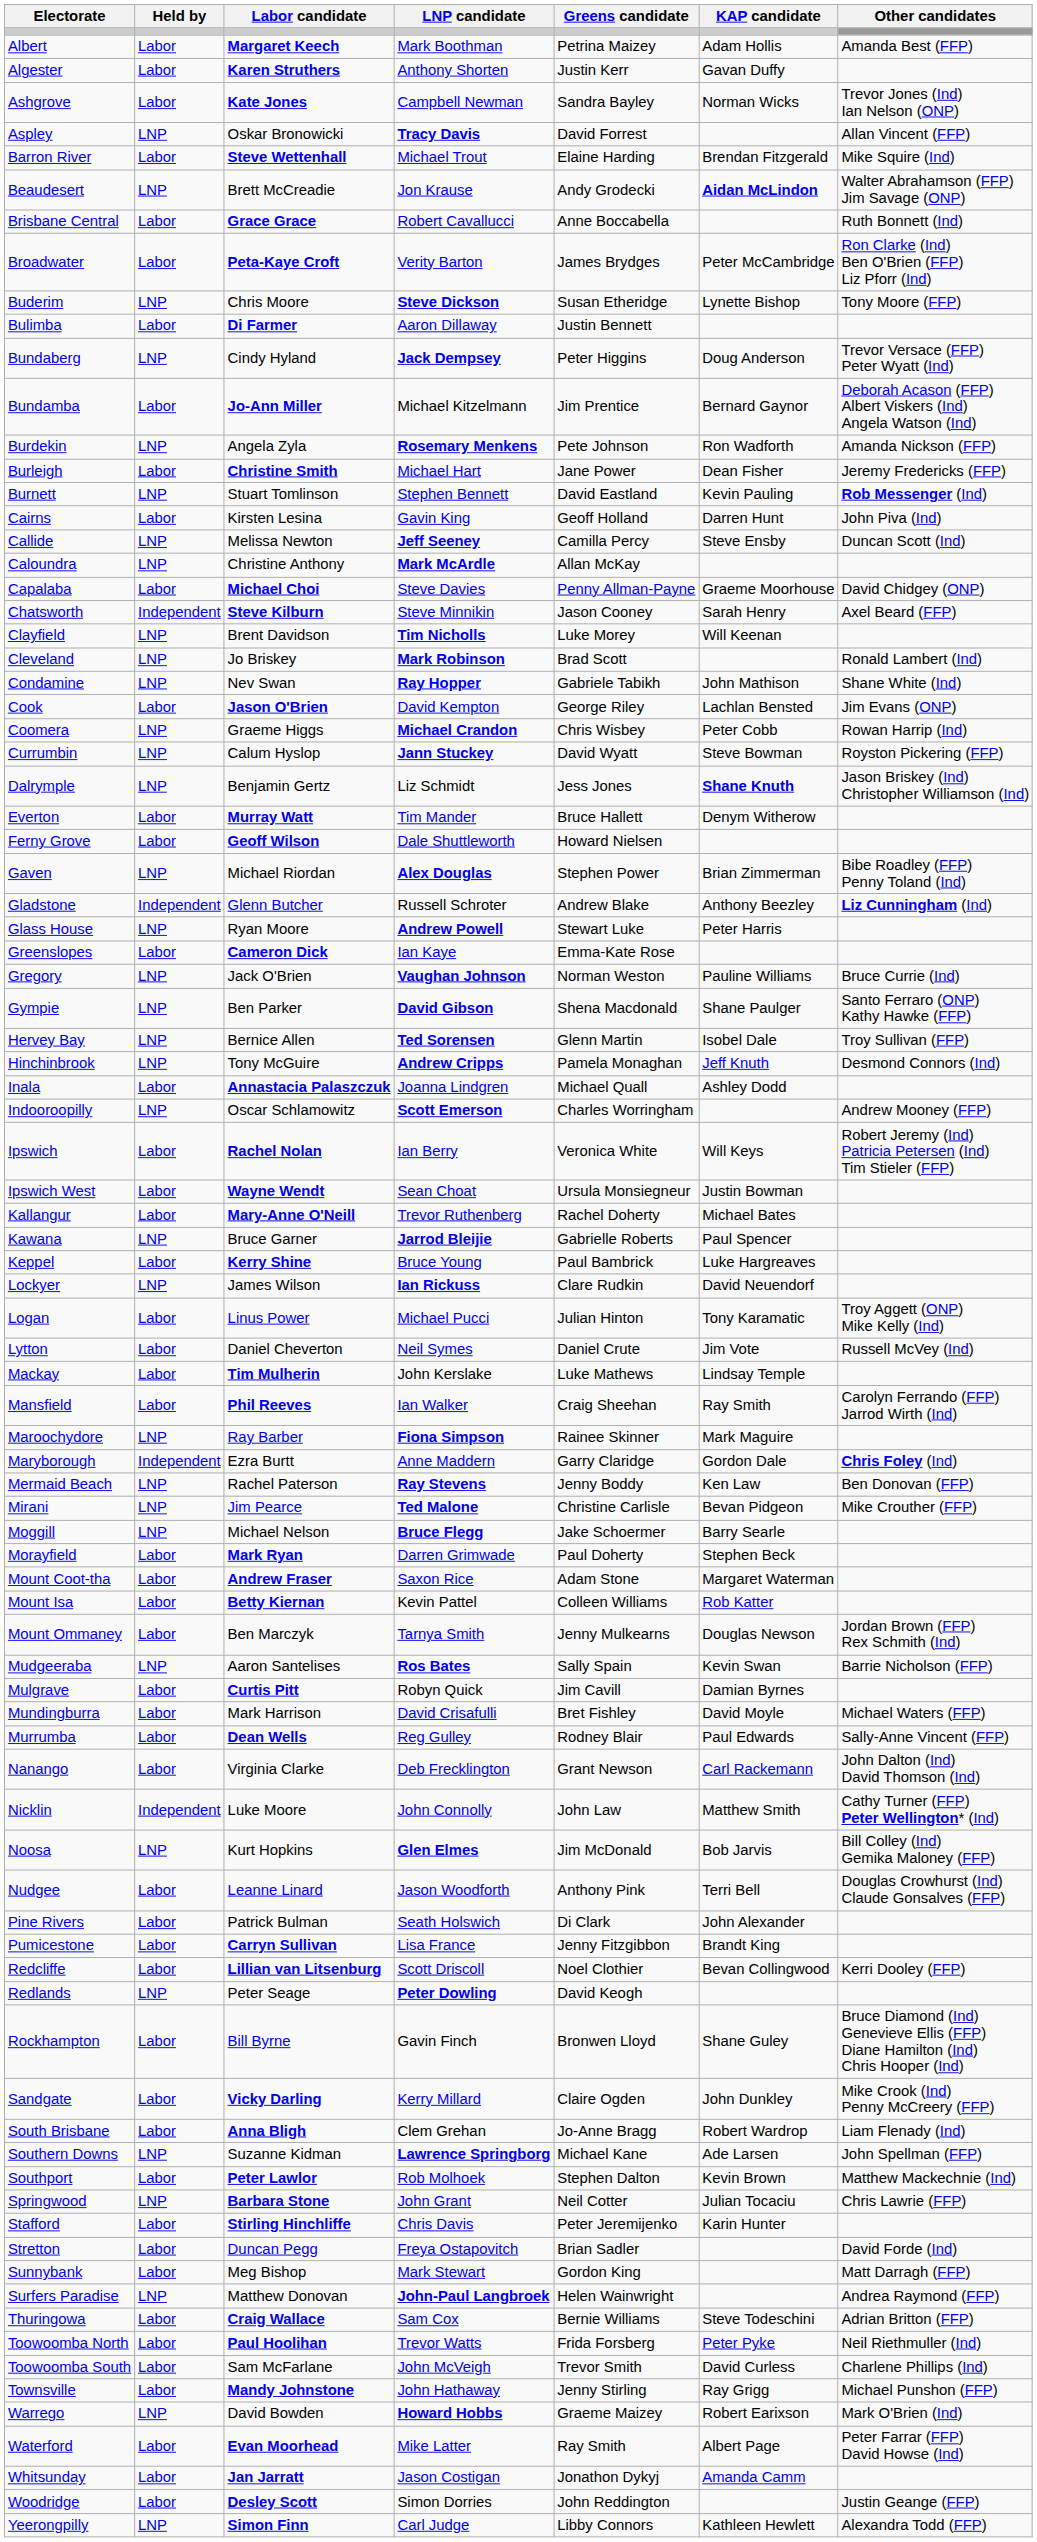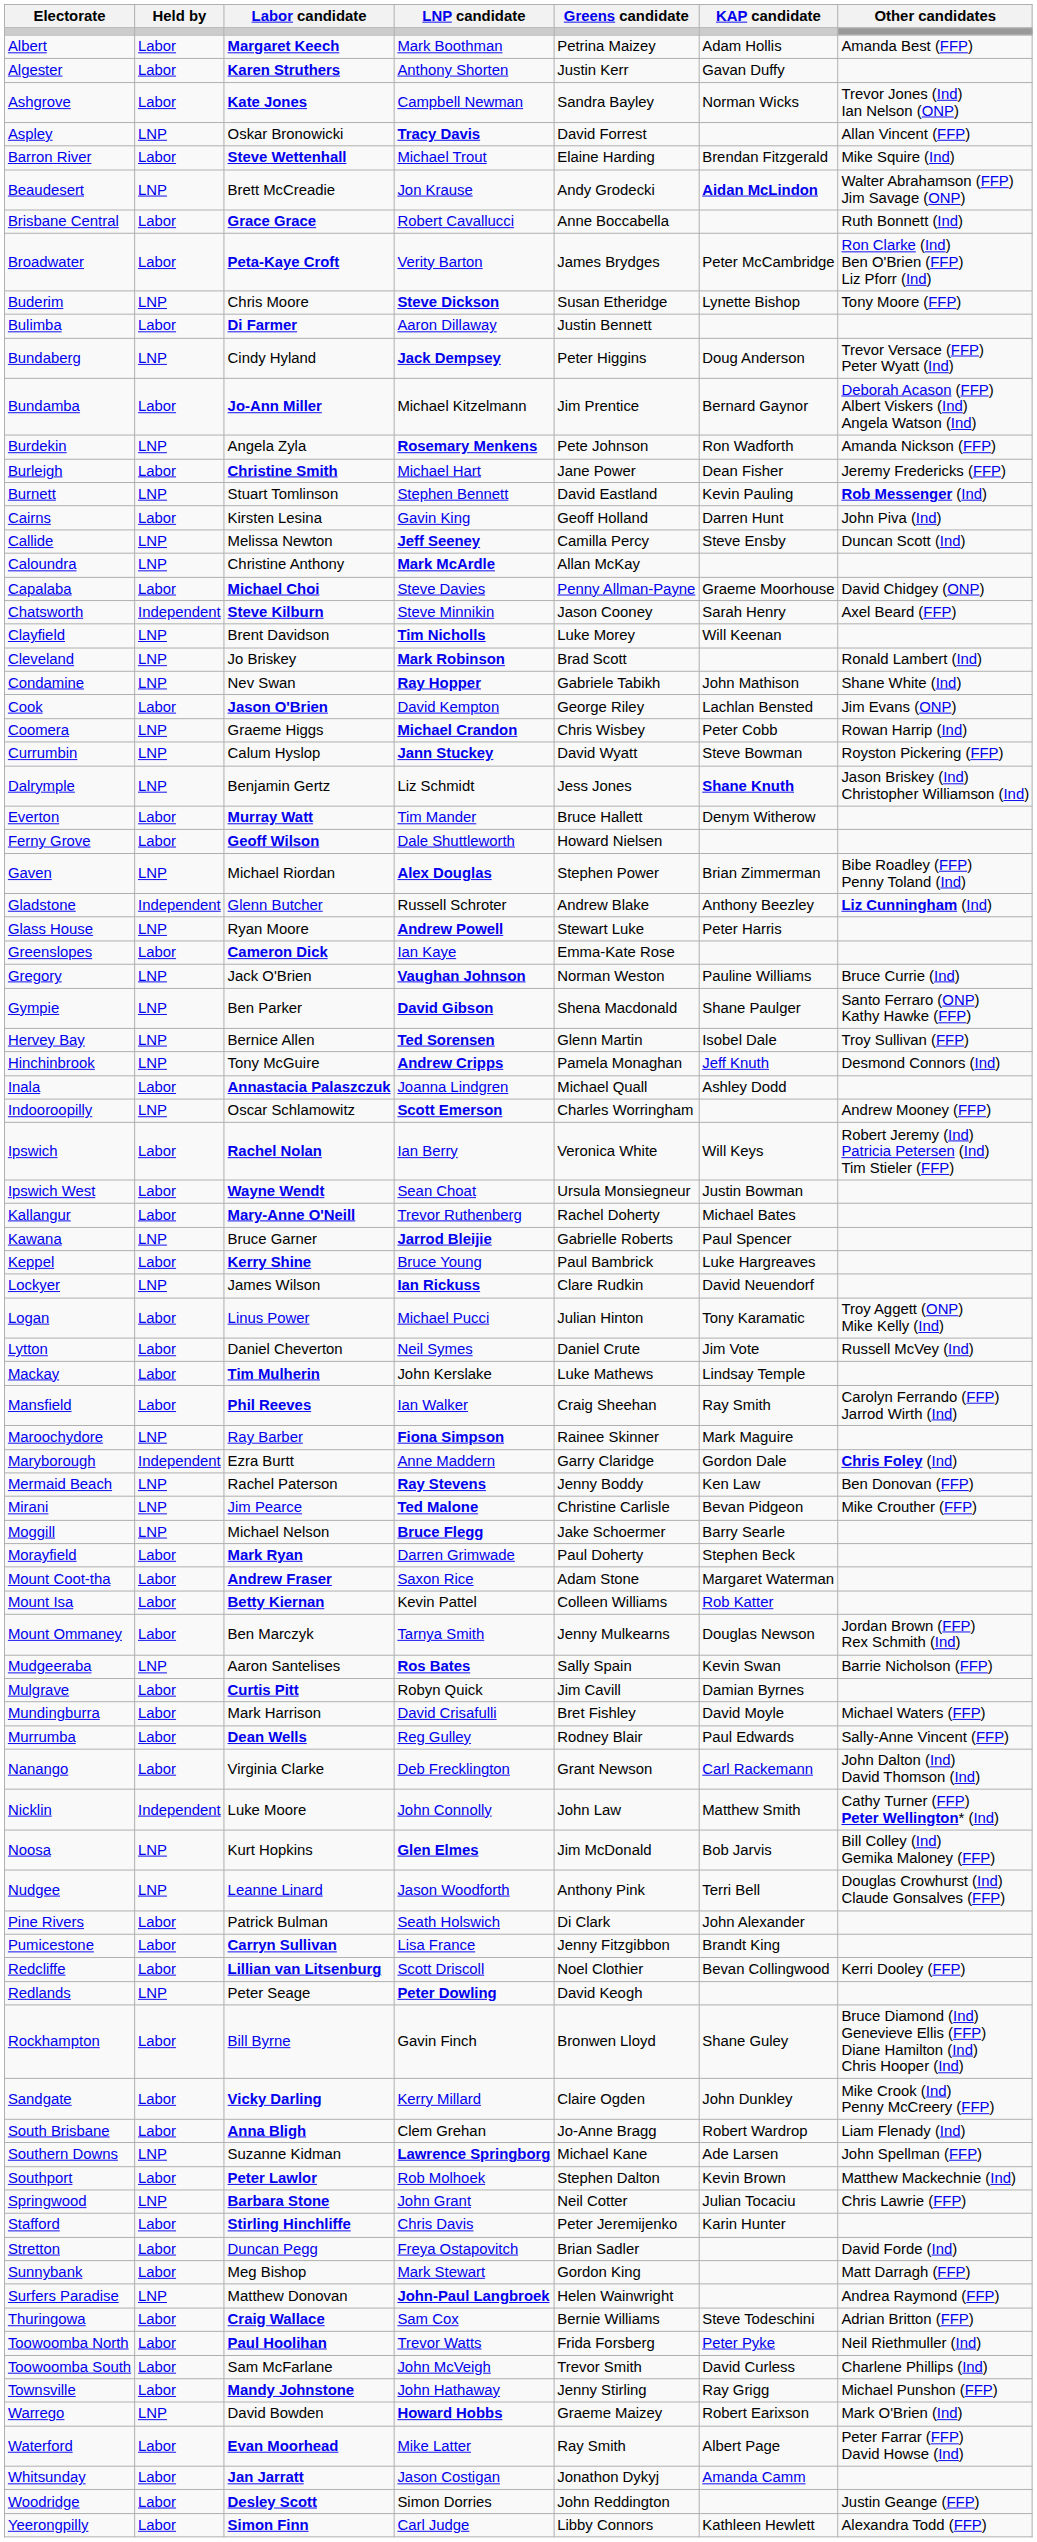(157, 1890) Labor -> (152, 1890) LNP
(152, 2525) LNP -> (157, 2525) Labor
